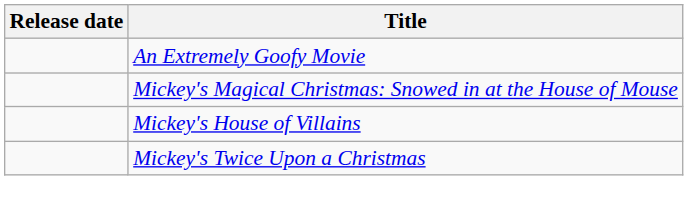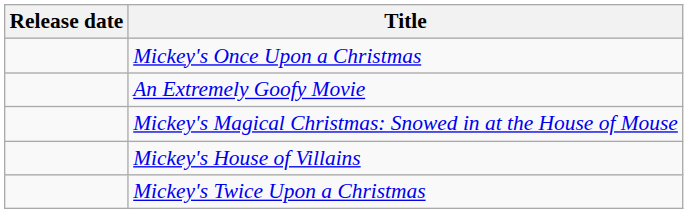+ row: (277, 55)
